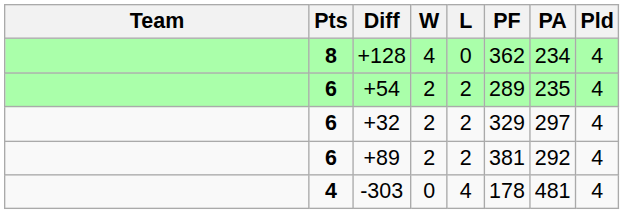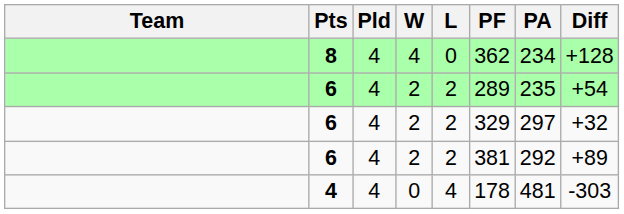columns swapped: (597, 21) <-> (382, 21)
